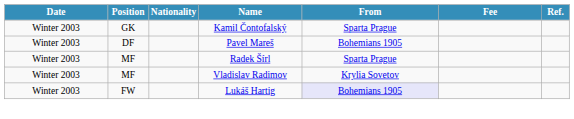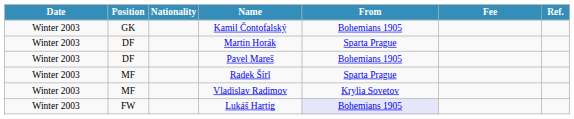(370, 28) Sparta Prague -> (370, 28) Bohemians 1905
+ row: (250, 44)
